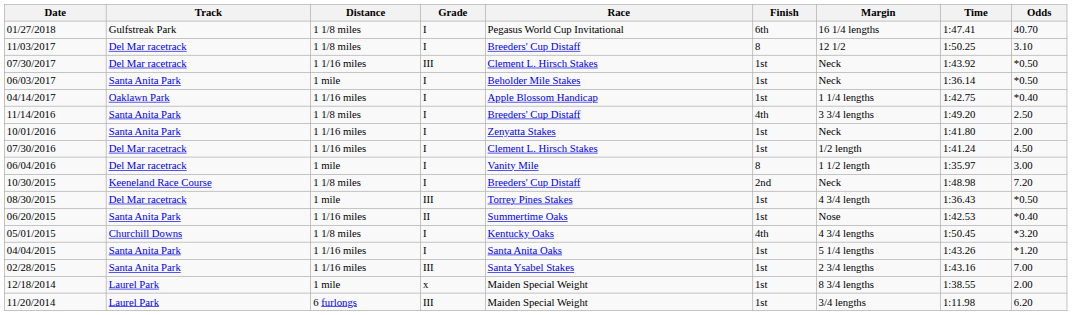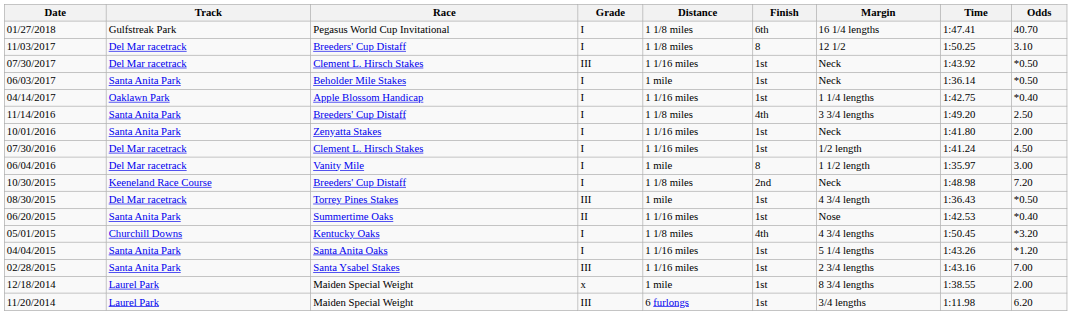columns swapped: (619, 13) <-> (366, 13)
